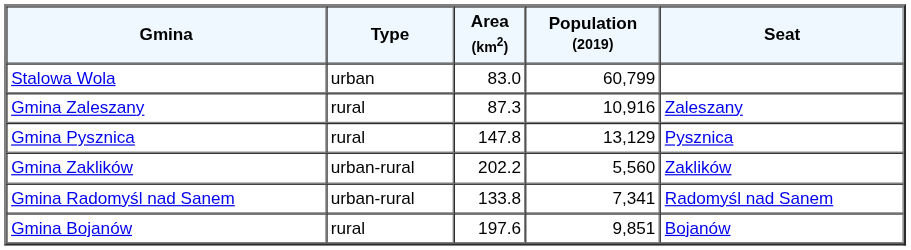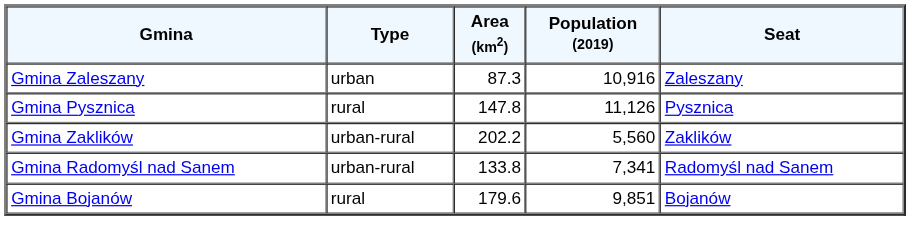- row: (63, 77)
(348, 107) rural -> (353, 77) urban
(629, 137) 13,129 -> (630, 107) 11,126
(500, 228) 197.6 -> (500, 198) 179.6
